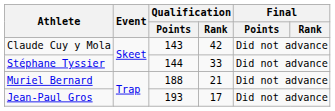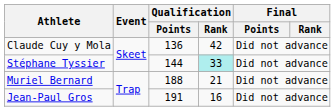(174, 46) 143 -> (174, 46) 136
(216, 63) no background -> (216, 63) paleturquoise background
(174, 97) 193 -> (174, 97) 191
(216, 97) 17 -> (216, 97) 16
